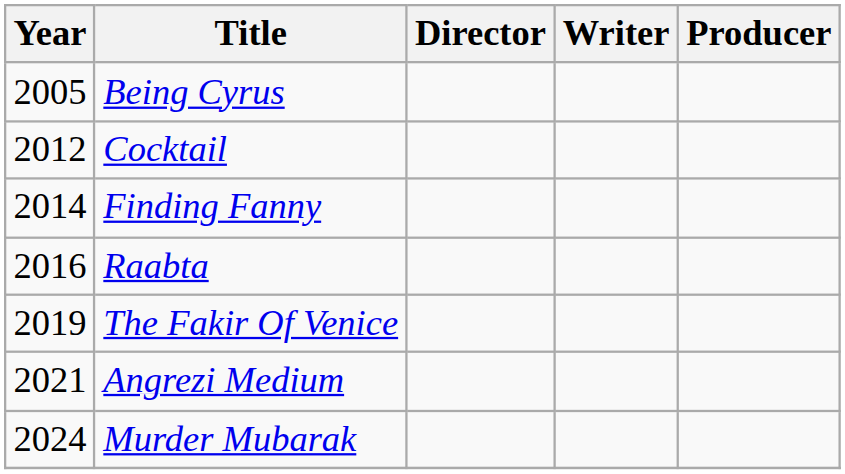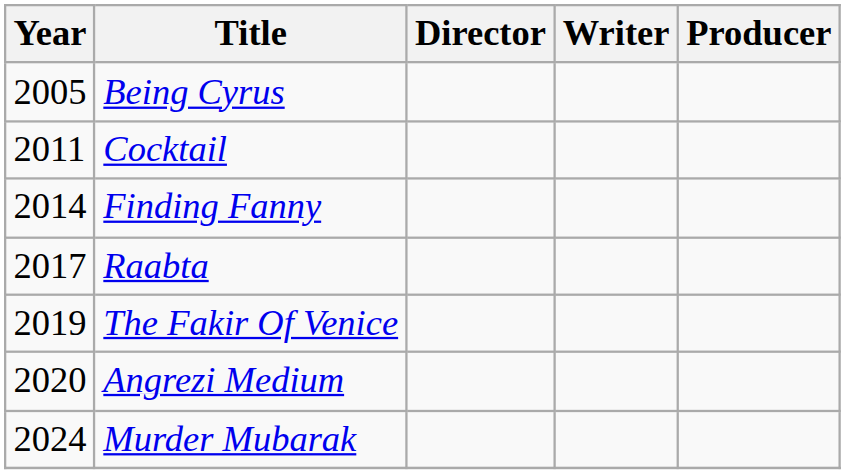(50, 149) 2012 -> (49, 149) 2011
(50, 264) 2016 -> (50, 264) 2017
(50, 380) 2021 -> (50, 380) 2020
